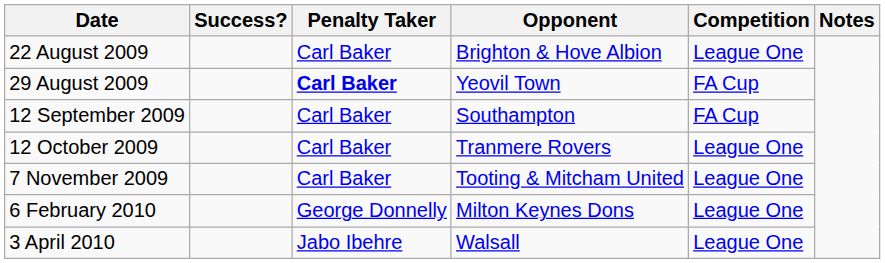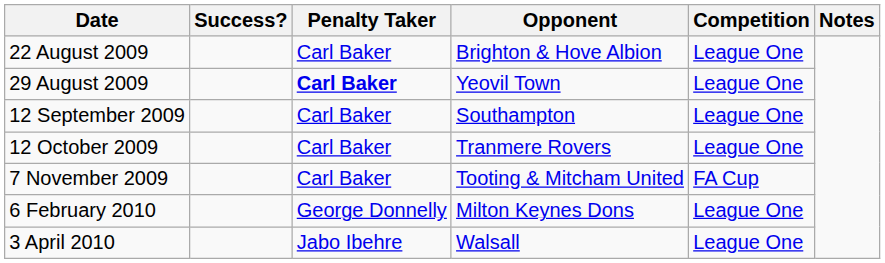(726, 83) FA Cup -> (748, 83) League One
(726, 115) FA Cup -> (748, 115) League One
(748, 178) League One -> (726, 178) FA Cup
